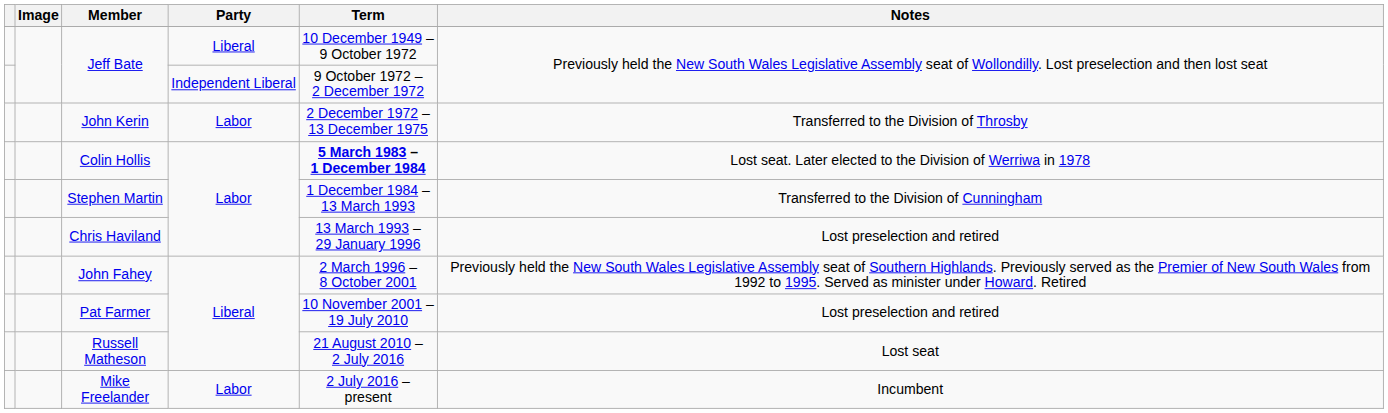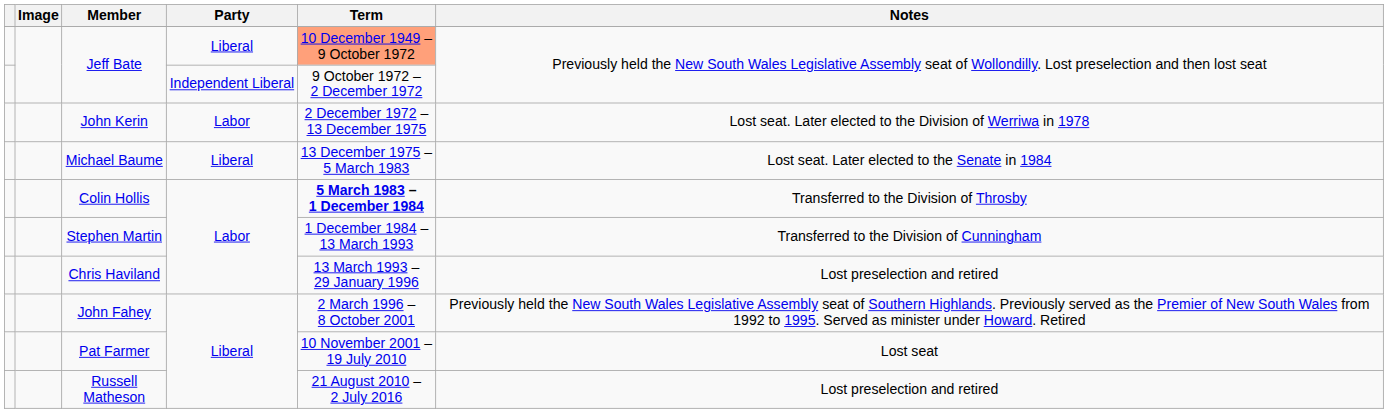(368, 45) no background -> (366, 45) lightsalmon background
(910, 122) Transferred to the Division of Throsby -> (909, 122) Lost seat. Later elected to the Division of Werriwa in 1978
+ row: (114, 160)
(910, 160) Lost seat. Later elected to the Division of Werriwa in 1978 -> (909, 198) Transferred to the Division of Throsby
(910, 313) Lost preselection and retired -> (909, 351) Lost seat
(910, 351) Lost seat -> (909, 389) Lost preselection and retired
- row: (115, 389)
